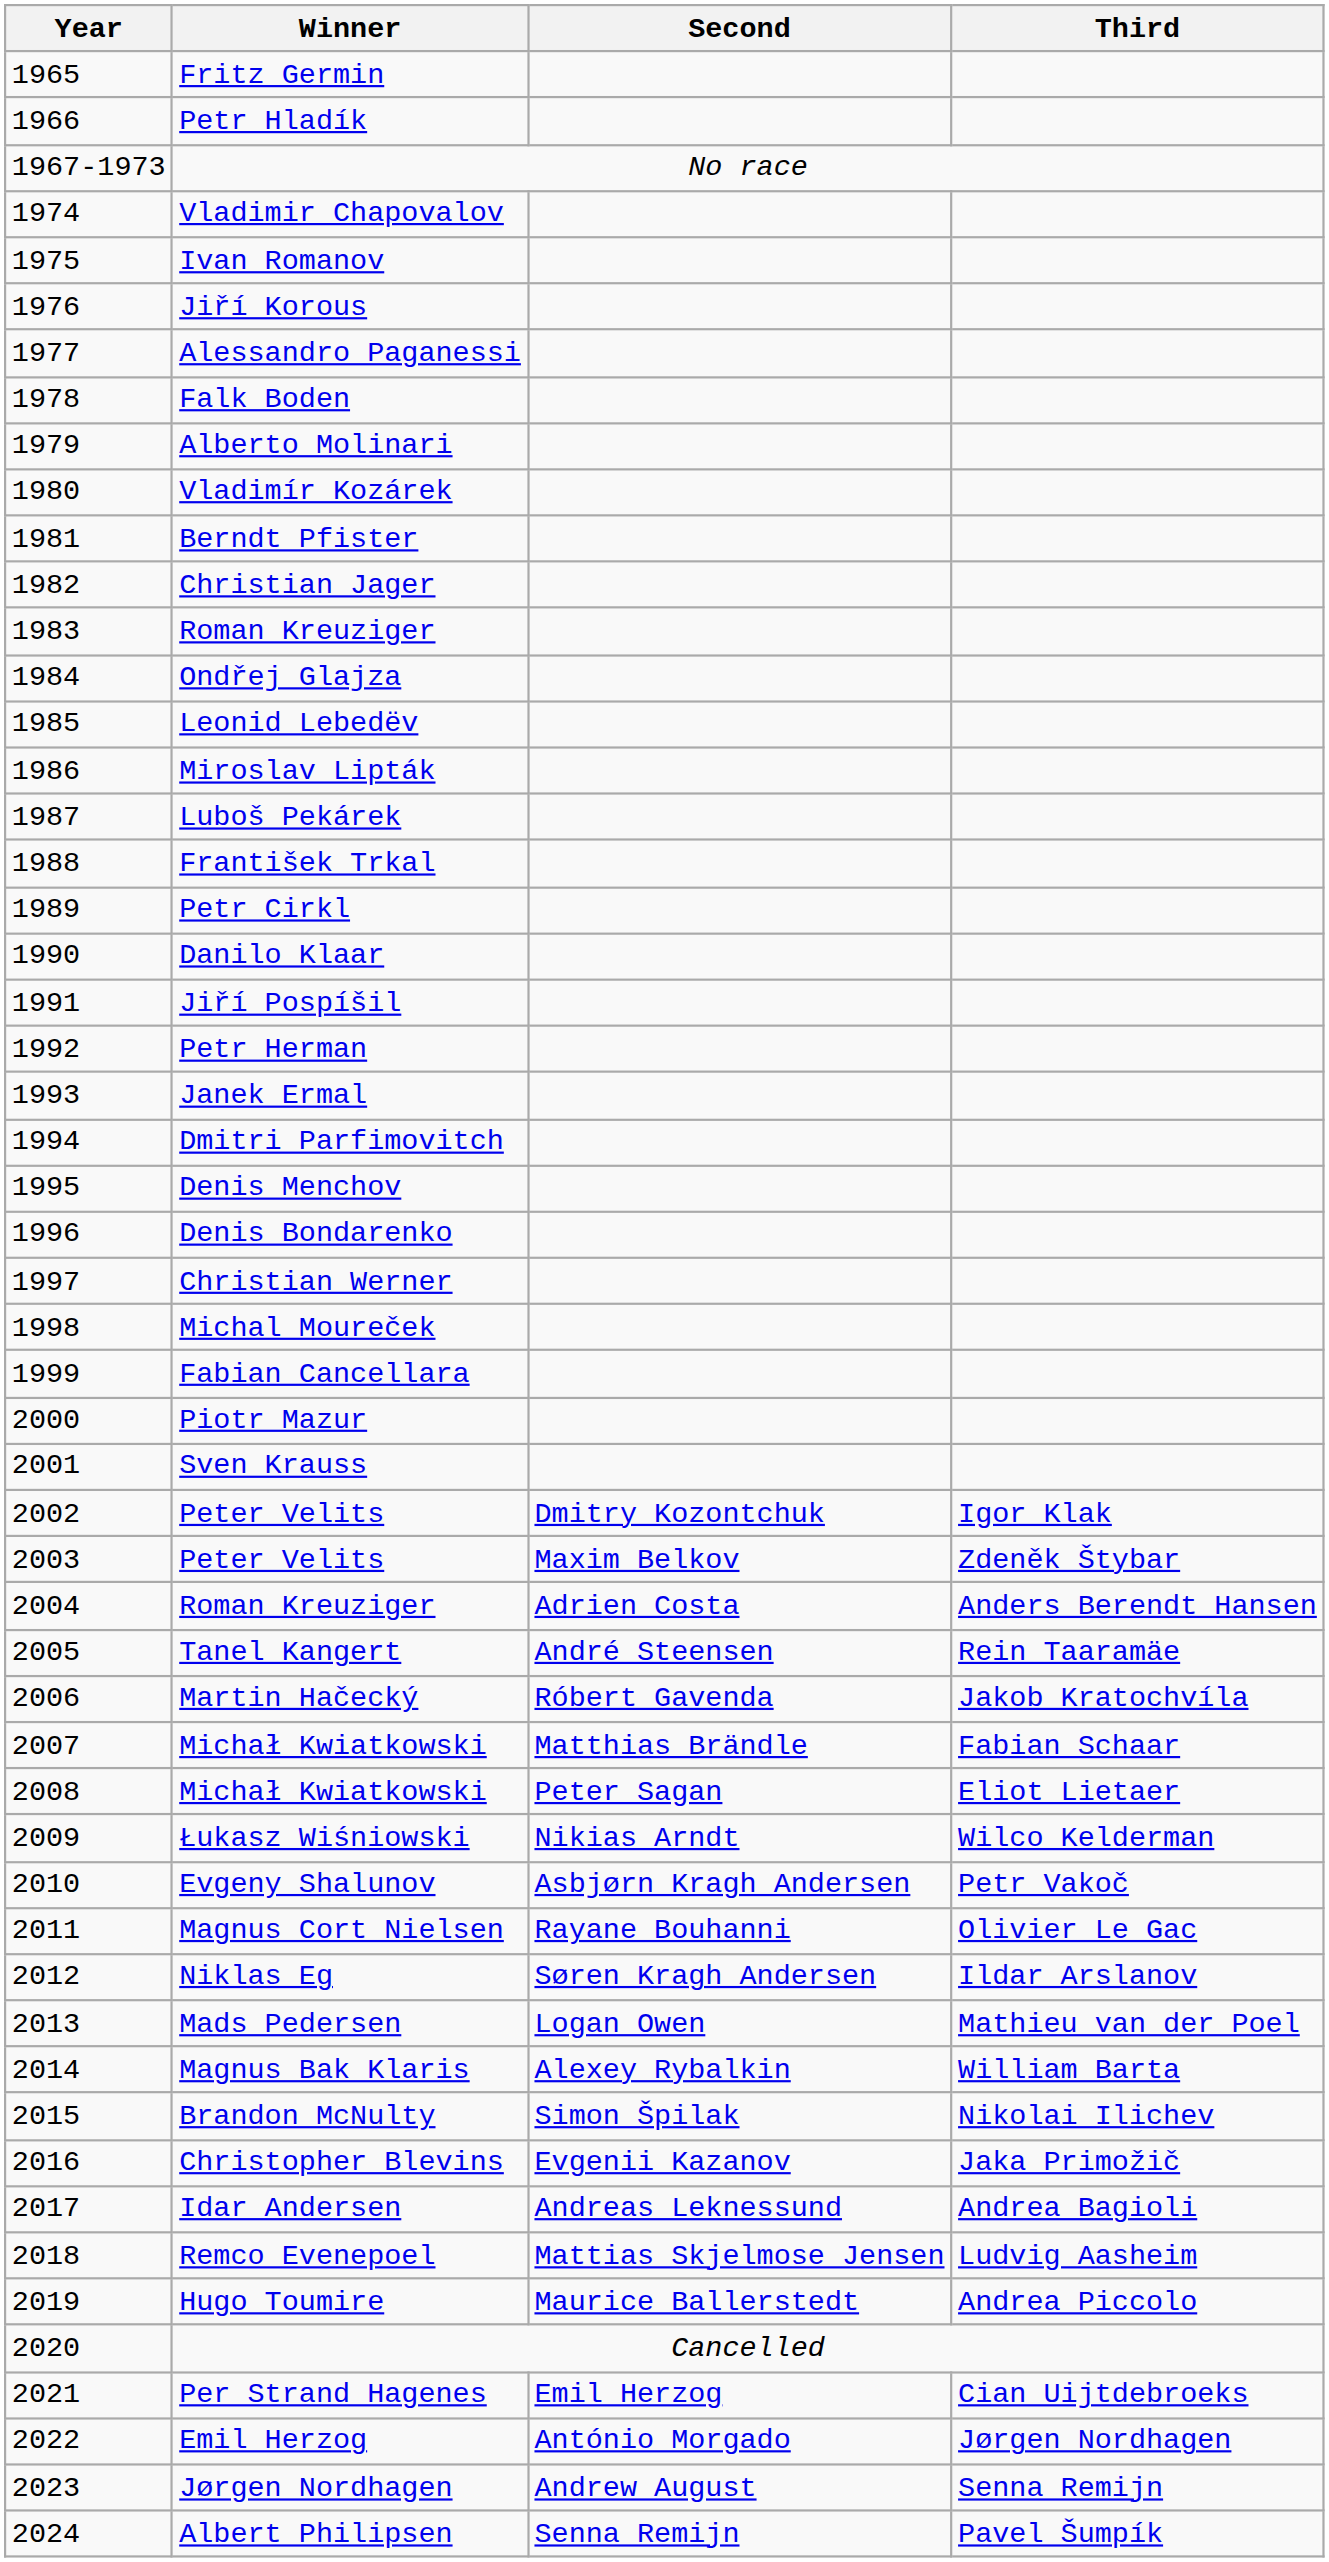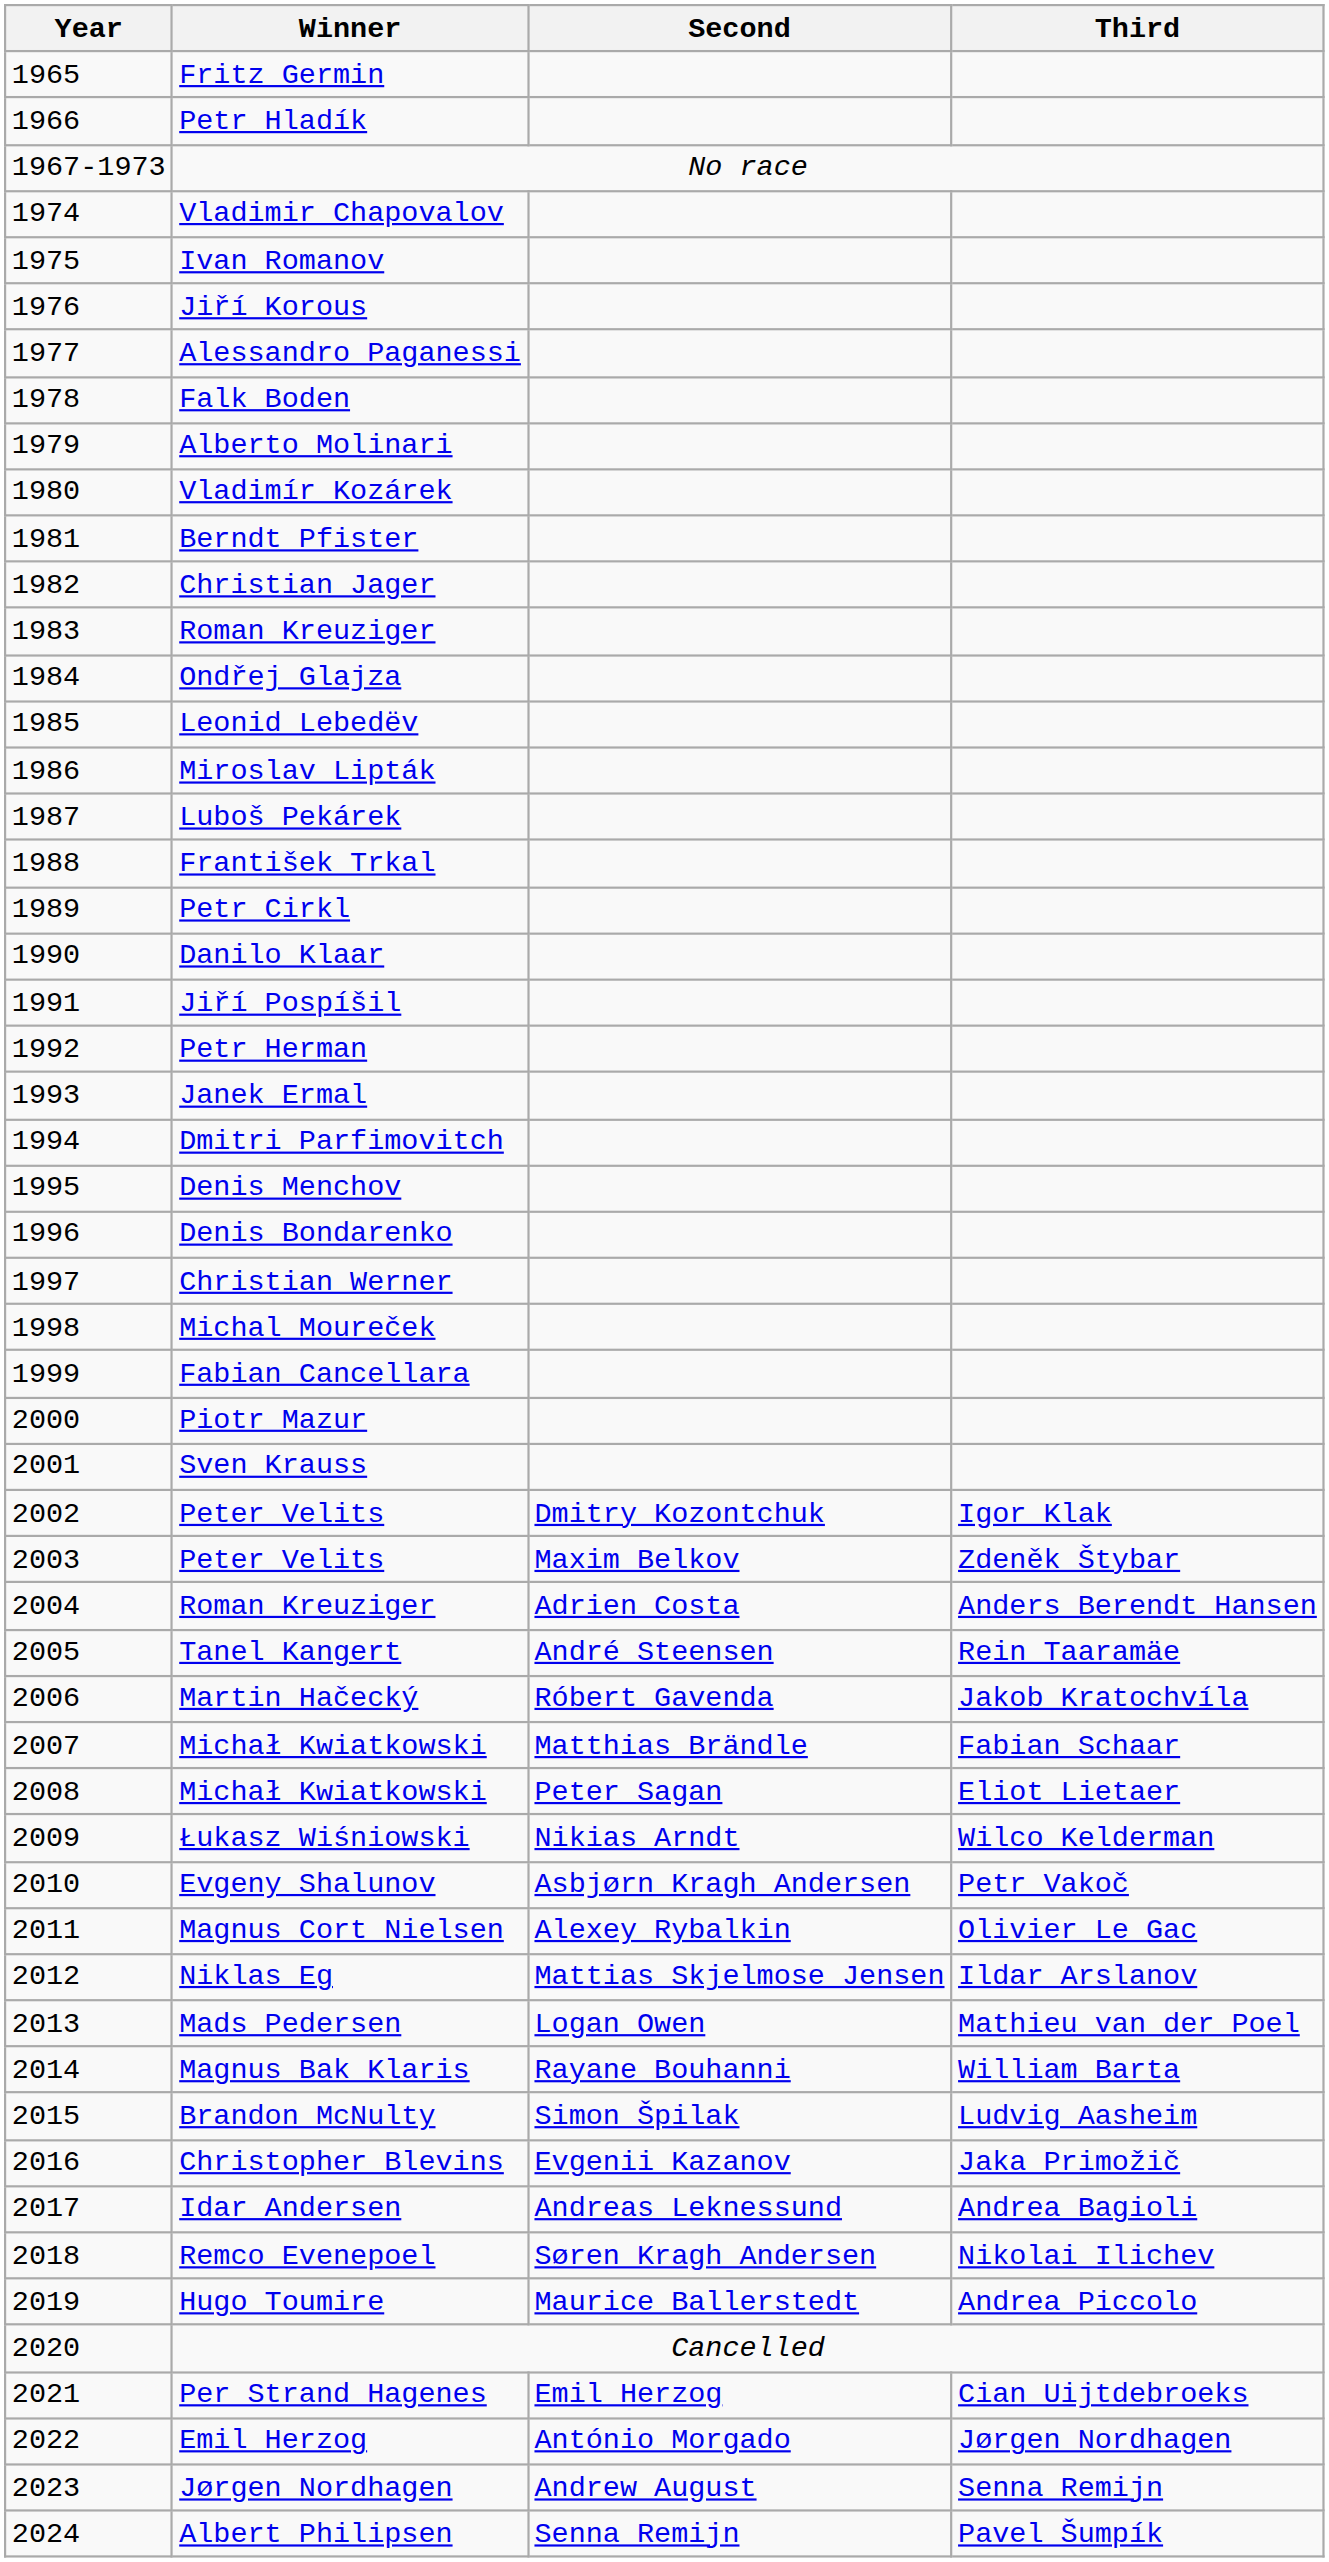(663, 1931) Rayane Bouhanni -> (663, 1931) Alexey Rybalkin
(705, 1977) Søren Kragh Andersen -> (739, 1977) Mattias Skjelmose Jensen
(663, 2070) Alexey Rybalkin -> (663, 2070) Rayane Bouhanni
(1086, 2116) Nikolai Ilichev -> (1078, 2116) Ludvig Aasheim
(739, 2256) Mattias Skjelmose Jensen -> (705, 2256) Søren Kragh Andersen
(1078, 2256) Ludvig Aasheim -> (1086, 2256) Nikolai Ilichev
